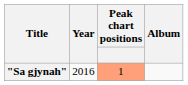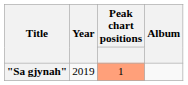(83, 72) 2016 -> (83, 72) 2019
